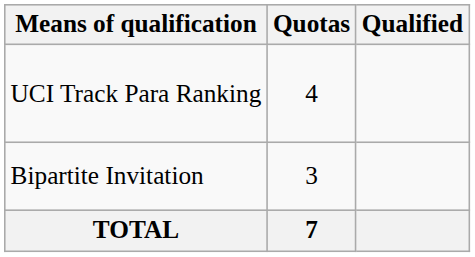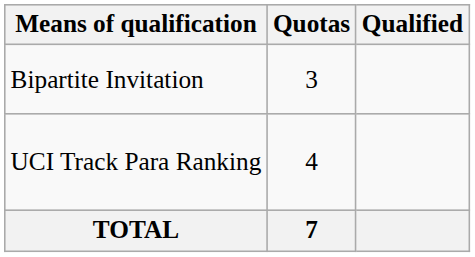rows swapped: (136, 93) <-> (107, 175)
